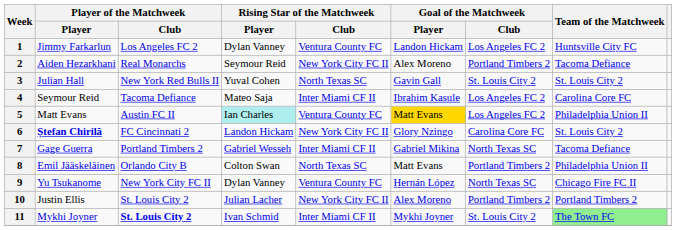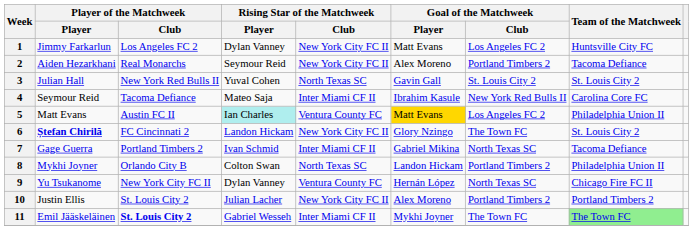(340, 47) Ventura County FC -> (344, 47) New York City FC II
(428, 47) Landon Hickam -> (418, 47) Matt Evans
(506, 98) Los Angeles FC 2 -> (517, 98) New York Red Bulls II
(506, 132) Carolina Core FC -> (497, 132) The Town FC
(258, 149) Gabriel Wesseh -> (251, 149) Ivan Schmid
(76, 166) Emil Jääskeläinen -> (67, 166) Mykhi Joyner
(418, 166) Matt Evans -> (428, 166) Landon Hickam
(67, 217) Mykhi Joyner -> (76, 217) Emil Jääskeläinen
(251, 217) Ivan Schmid -> (258, 217) Gabriel Wesseh
(502, 217) St. Louis City 2 -> (497, 217) The Town FC
